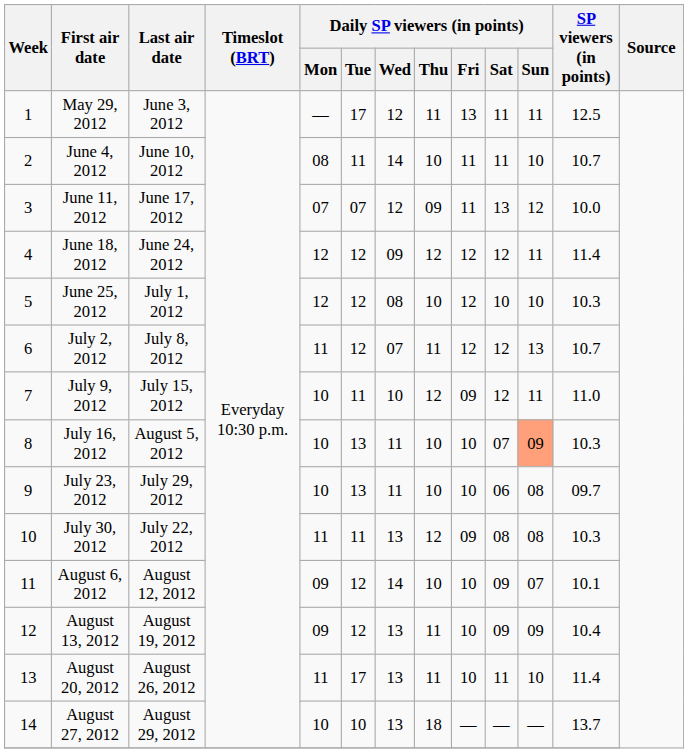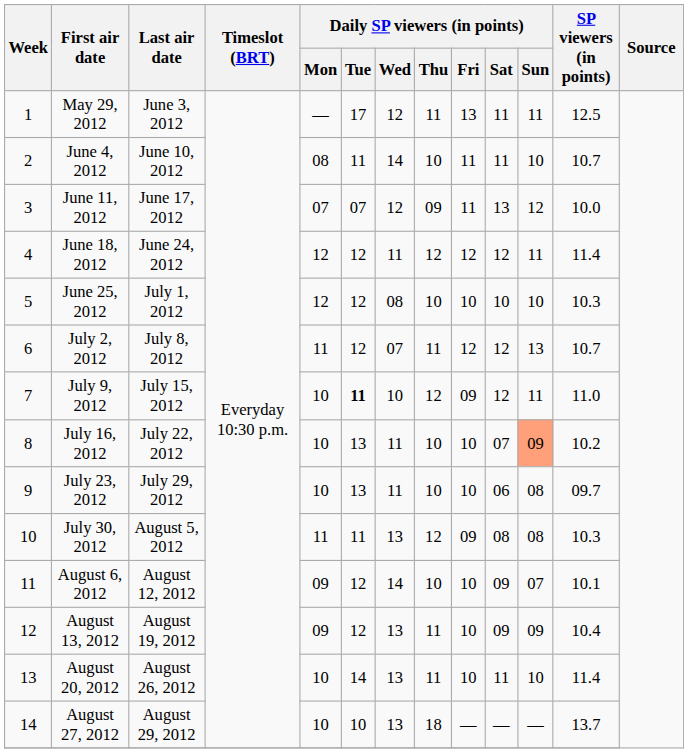(395, 255) 09 -> (395, 255) 11
(468, 302) 12 -> (468, 302) 10
(358, 395) normal -> (358, 395) bold
(167, 442) August 5, 2012 -> (167, 442) July 22, 2012
(586, 442) 10.3 -> (586, 442) 10.2
(167, 536) July 22, 2012 -> (167, 536) August 5, 2012
(321, 677) 11 -> (321, 677) 10
(358, 677) 17 -> (358, 677) 14
